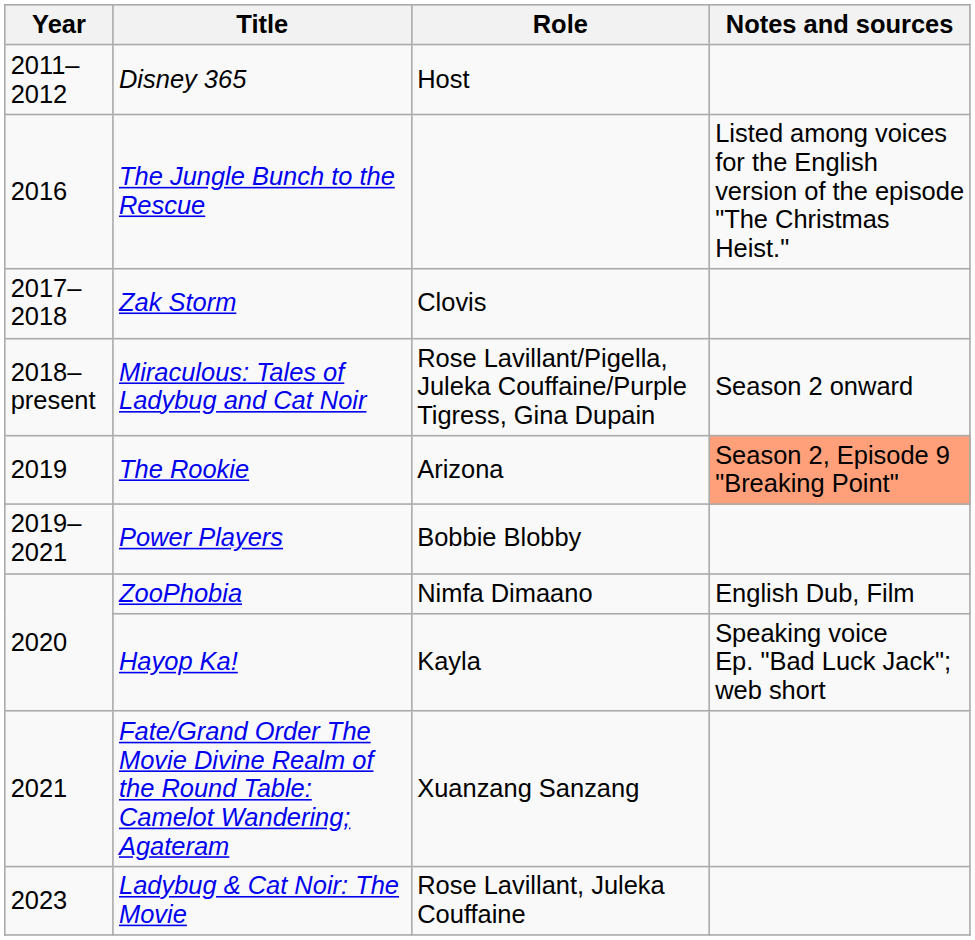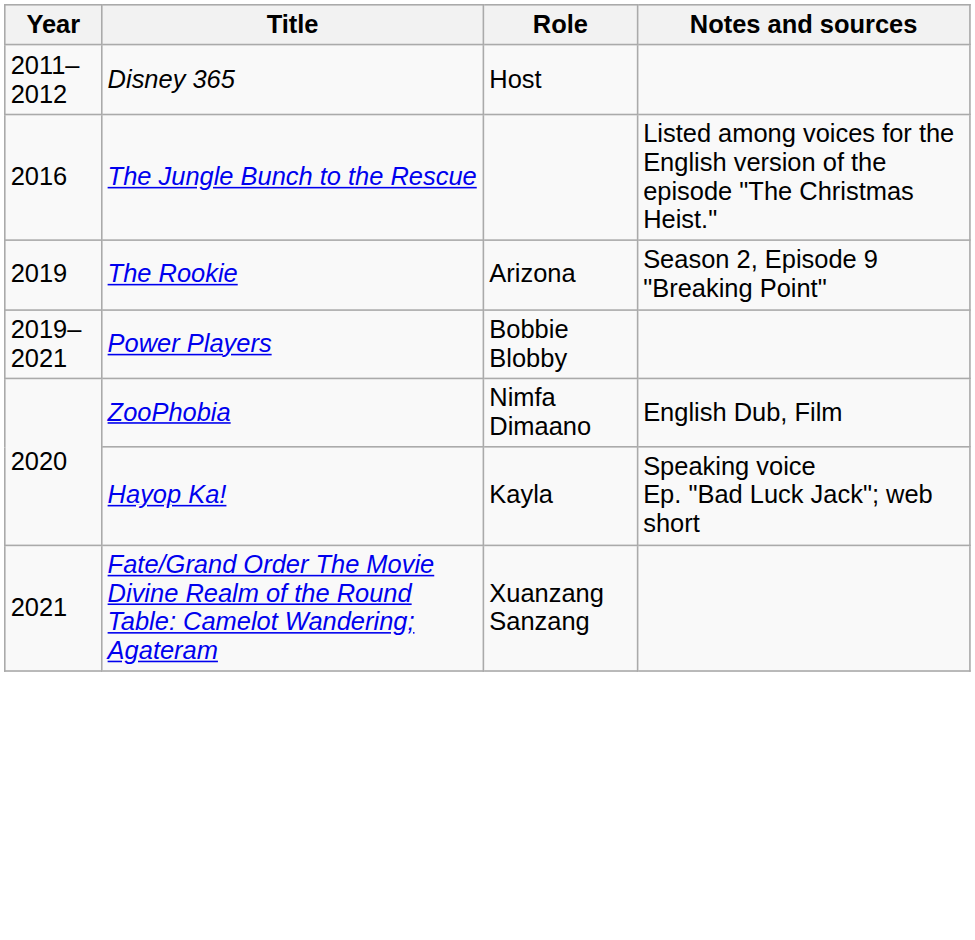- row: (178, 303)
- row: (243, 386)
(833, 469) lightsalmon background -> (761, 274) no background
- row: (259, 900)
